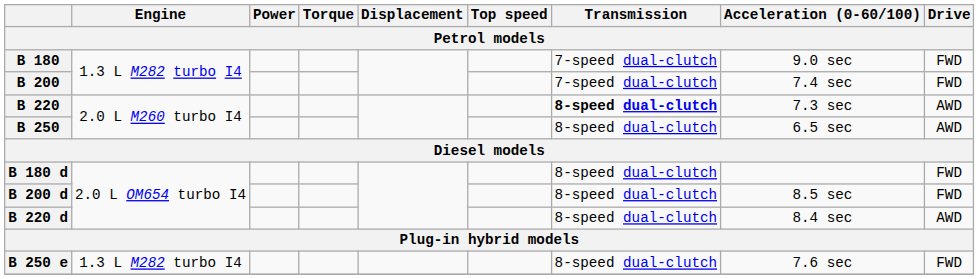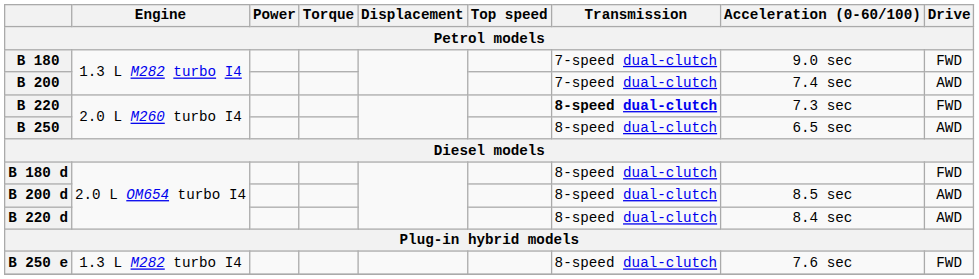(949, 83) FWD -> (949, 83) AWD
(949, 106) AWD -> (949, 106) FWD
(949, 196) FWD -> (949, 196) AWD
